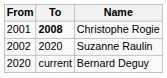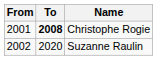- row: (113, 64)
